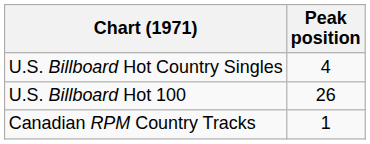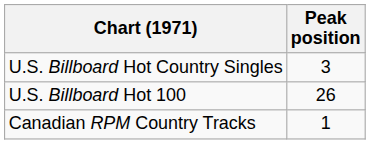(326, 67) 4 -> (326, 67) 3
